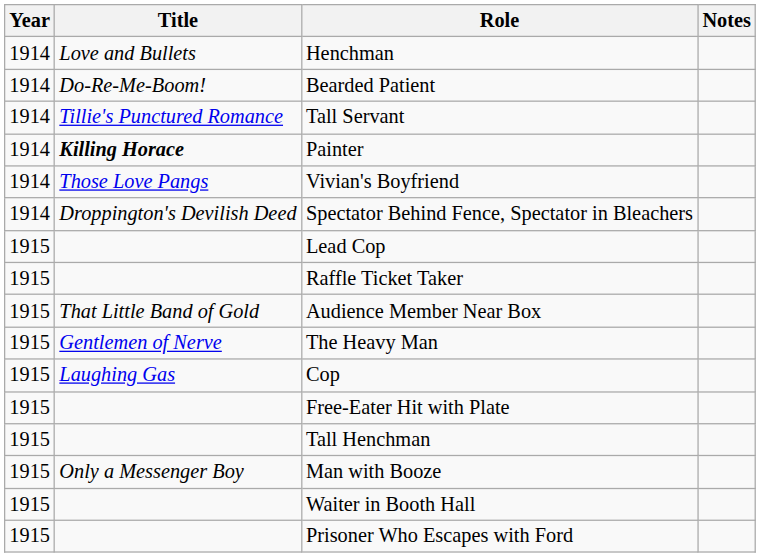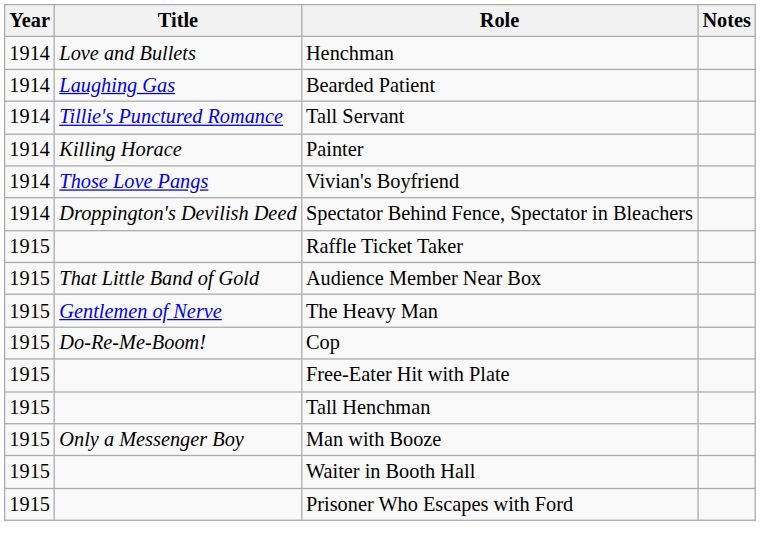(133, 85) Do-Re-Me-Boom! -> (117, 85) Laughing Gas
(122, 149) bold -> (121, 149) normal
- row: (346, 246)
(117, 375) Laughing Gas -> (133, 342) Do-Re-Me-Boom!
